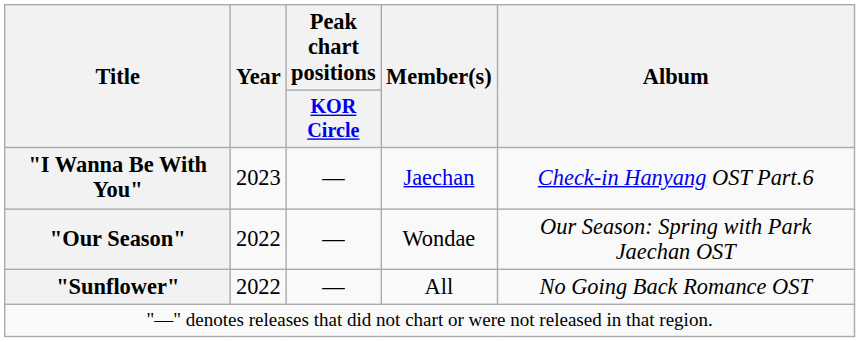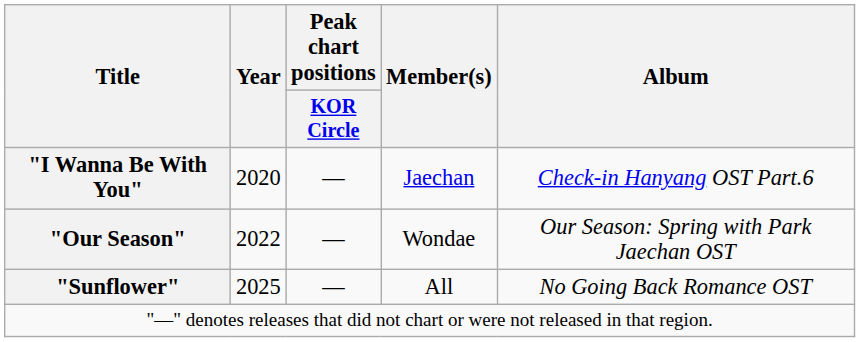(258, 177) 2023 -> (258, 177) 2020
(258, 286) 2022 -> (258, 286) 2025
